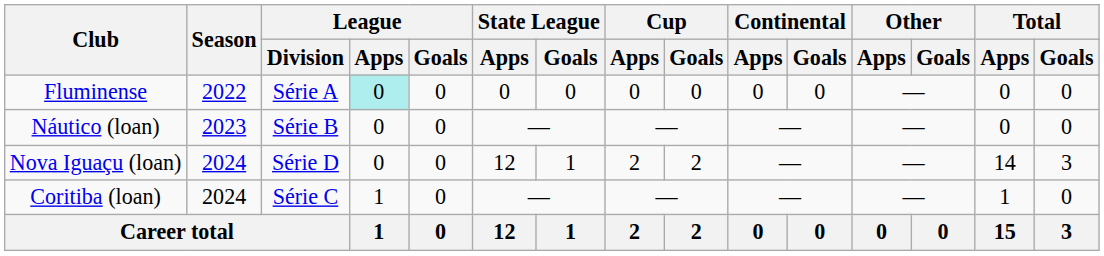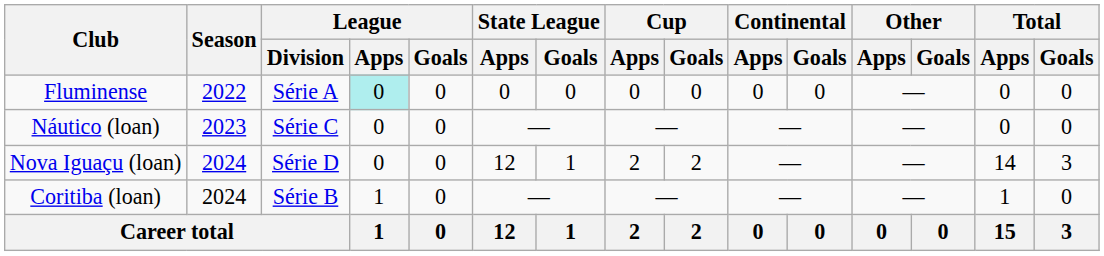(305, 127) Série B -> (305, 127) Série C
(305, 197) Série C -> (305, 197) Série B
